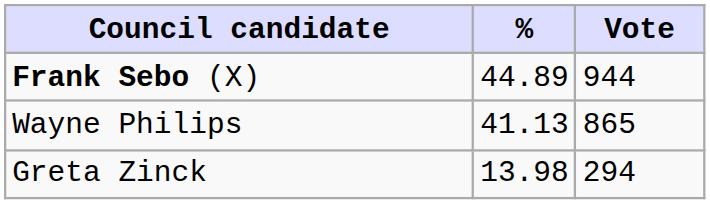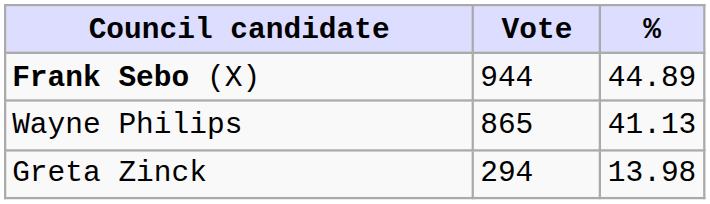columns swapped: (640, 29) <-> (524, 29)
